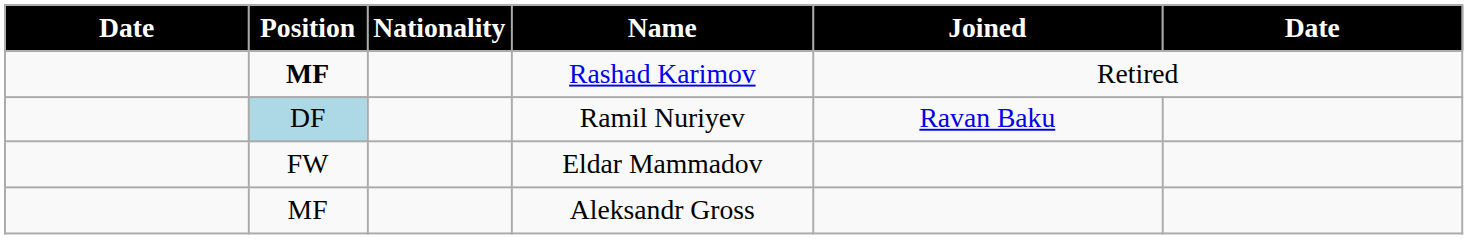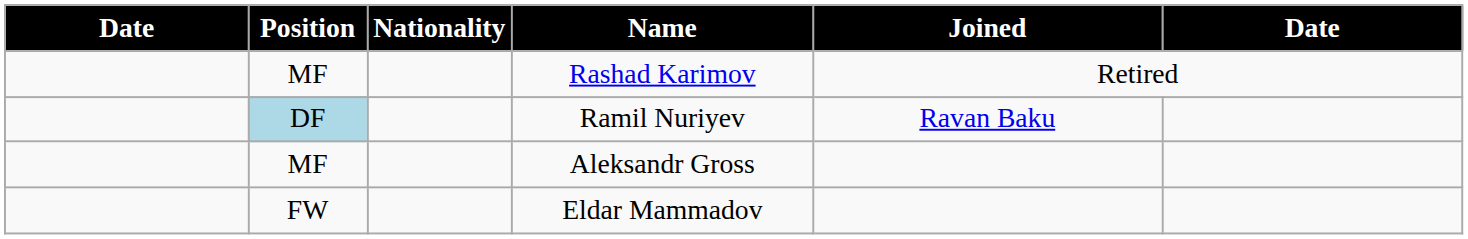(308, 73) bold -> (308, 73) normal
rows swapped: (662, 210) <-> (662, 164)
